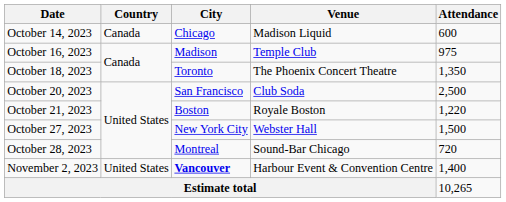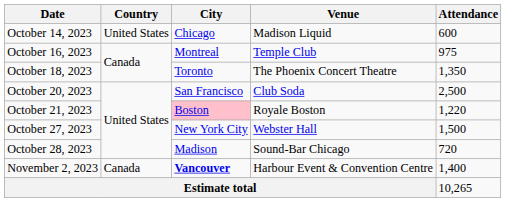(122, 33) Canada -> (136, 33) United States
(196, 52) Madison -> (197, 52) Montreal
(192, 110) no background -> (192, 110) pink background
(197, 149) Montreal -> (196, 149) Madison
(136, 168) United States -> (122, 168) Canada
